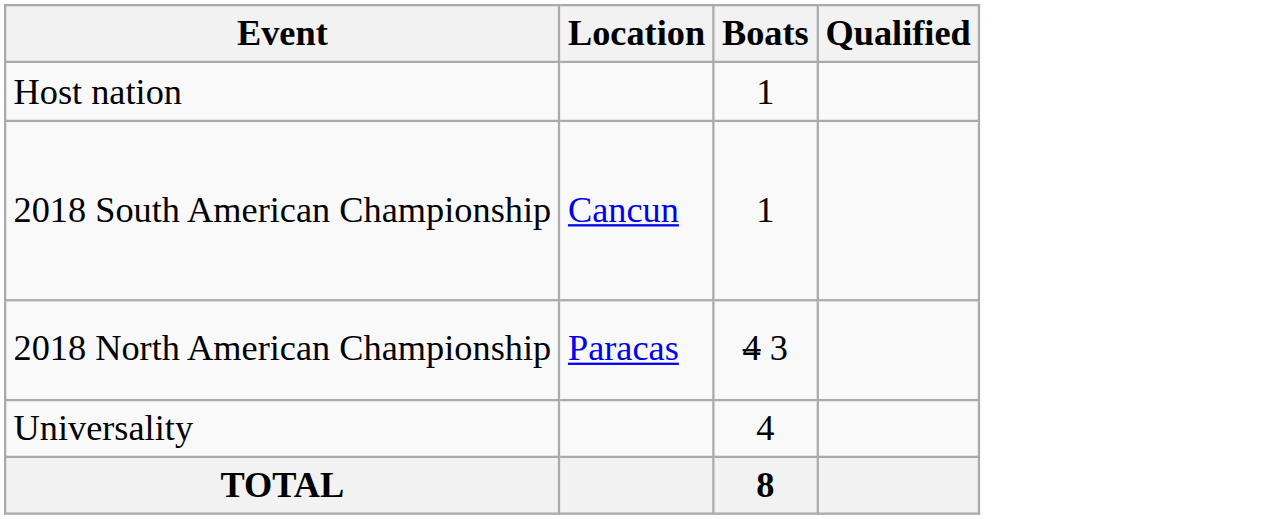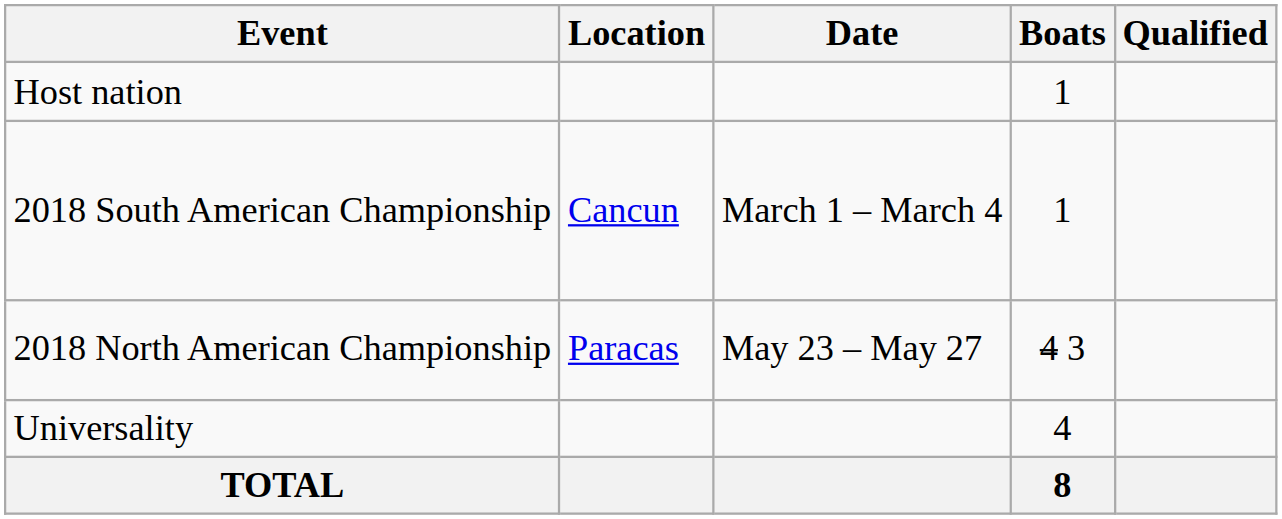+ column: (862, 33)
